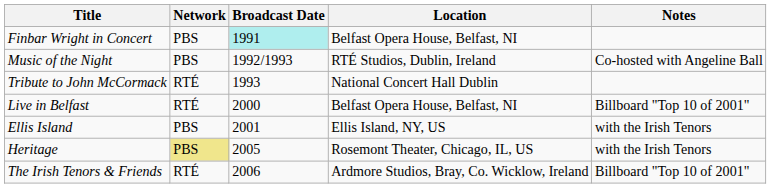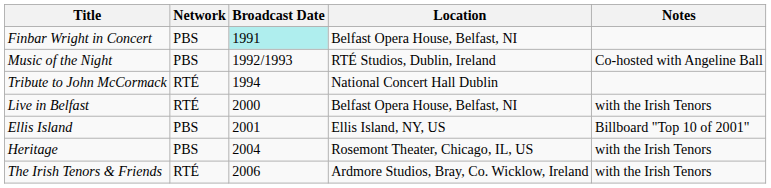(246, 82) 1993 -> (246, 82) 1994
(672, 104) Billboard "Top 10 of 2001" -> (653, 104) with the Irish Tenors
(653, 127) with the Irish Tenors -> (672, 127) Billboard "Top 10 of 2001"
(186, 149) khaki background -> (186, 149) no background
(246, 149) 2005 -> (246, 149) 2004
(672, 171) Billboard "Top 10 of 2001" -> (653, 171) with the Irish Tenors
